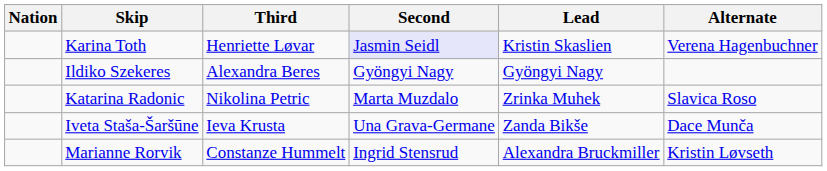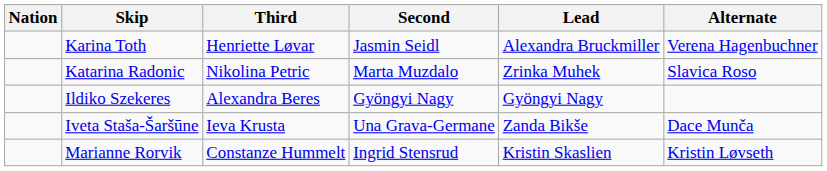(396, 44) lavender background -> (396, 44) no background
(557, 44) Kristin Skaslien -> (581, 44) Alexandra Bruckmiller
rows swapped: (125, 98) <-> (118, 71)
(581, 152) Alexandra Bruckmiller -> (557, 152) Kristin Skaslien
